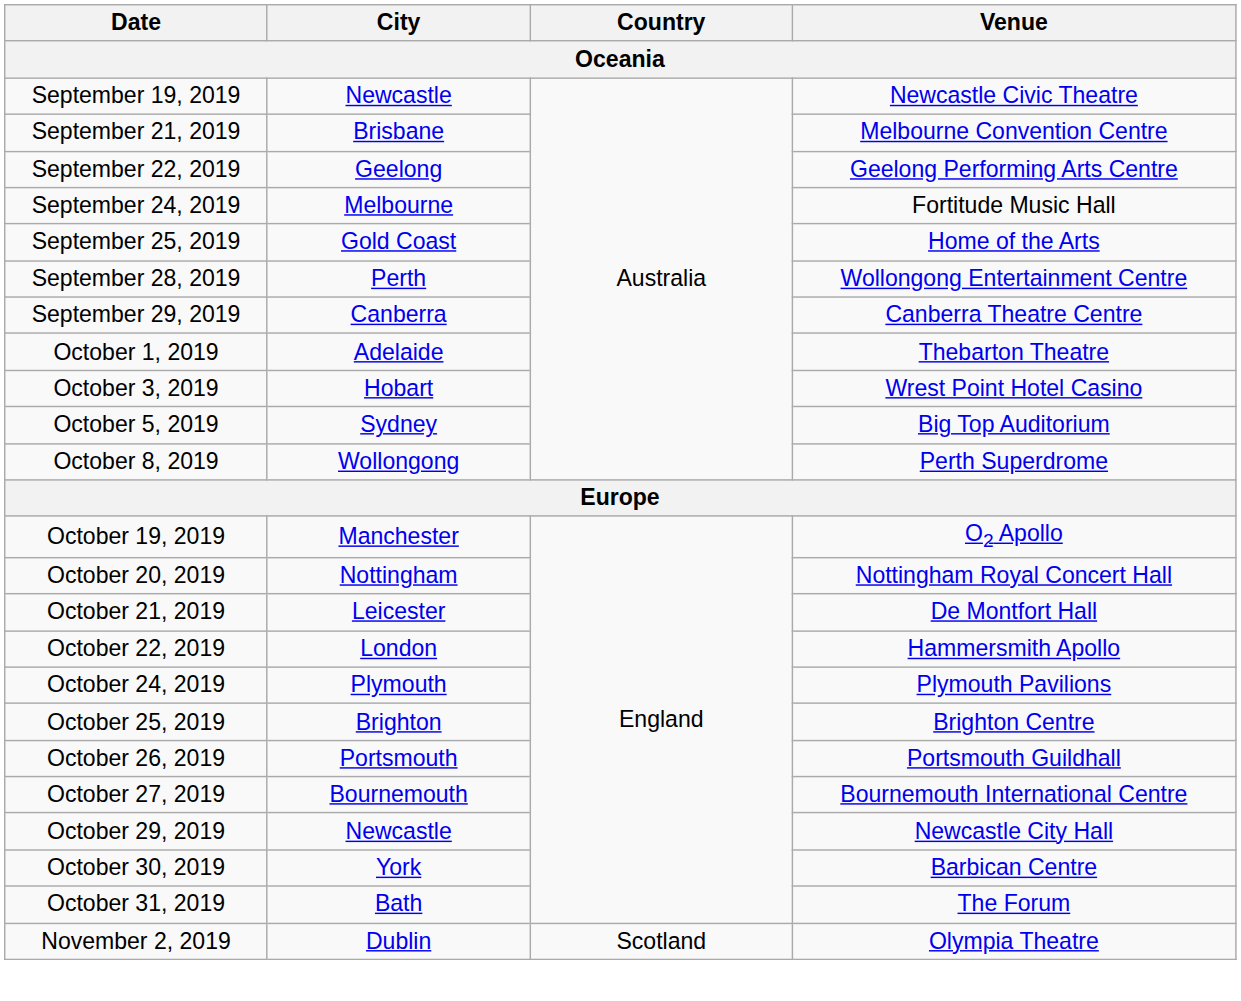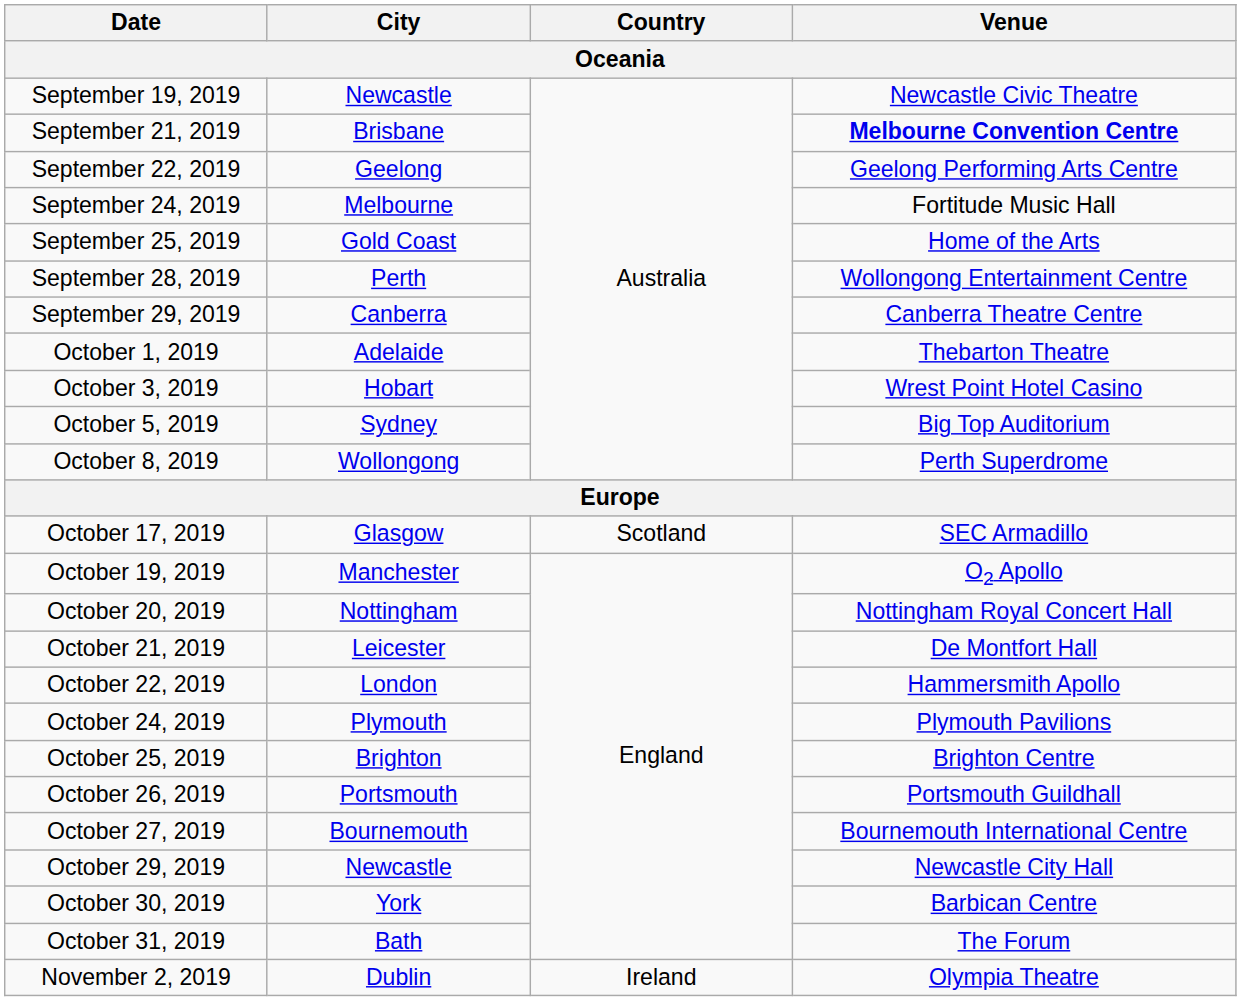(1014, 132) normal -> (1014, 132) bold
+ row: (136, 534)
(661, 940) Scotland -> (661, 977) Ireland
